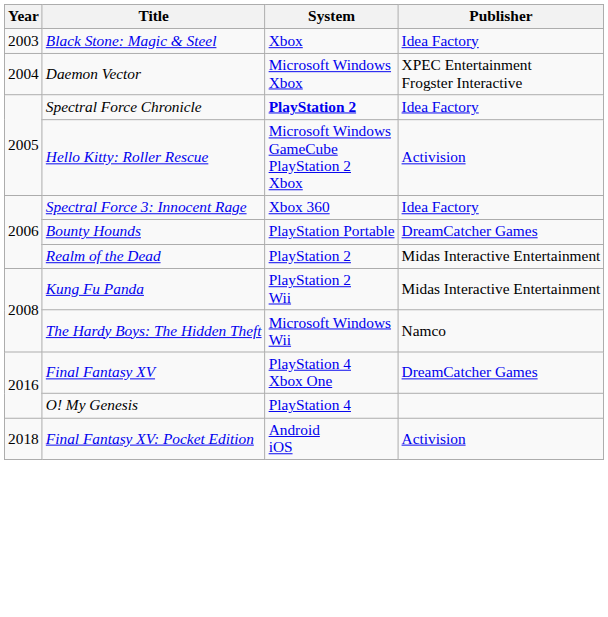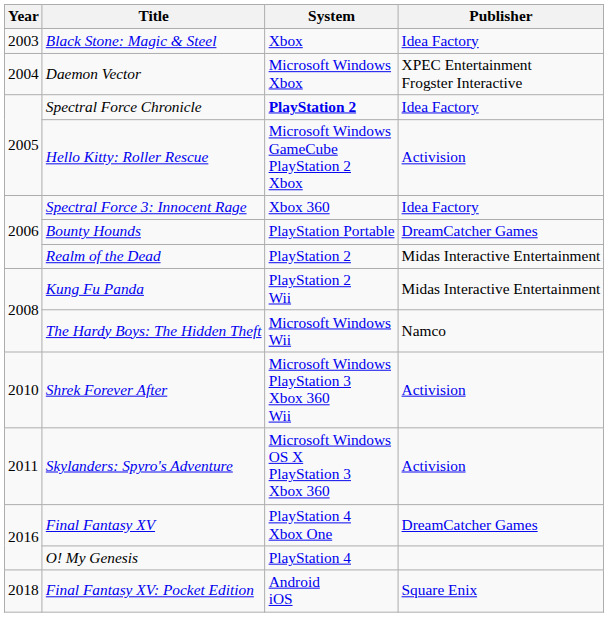+ row: (107, 389)
+ row: (139, 466)
(434, 438) Activision -> (439, 590) Square Enix
